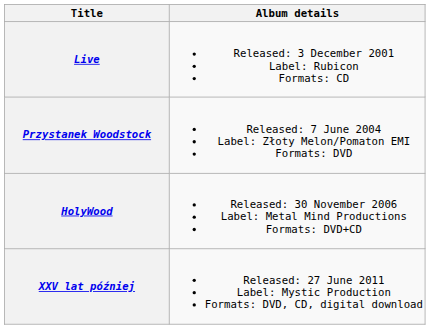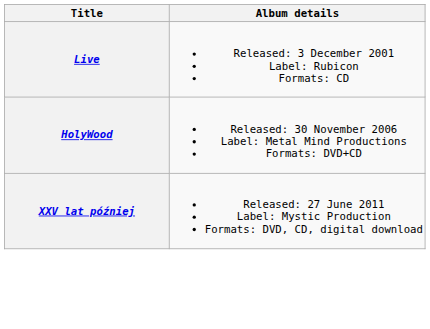- row: (87, 135)
